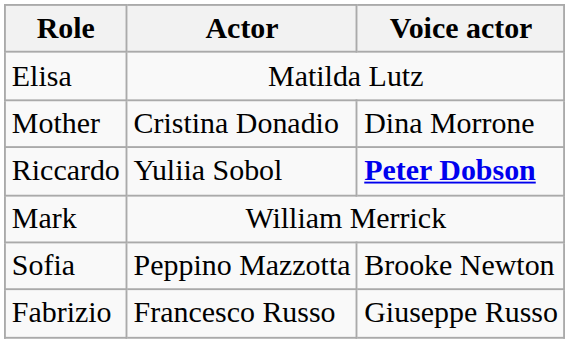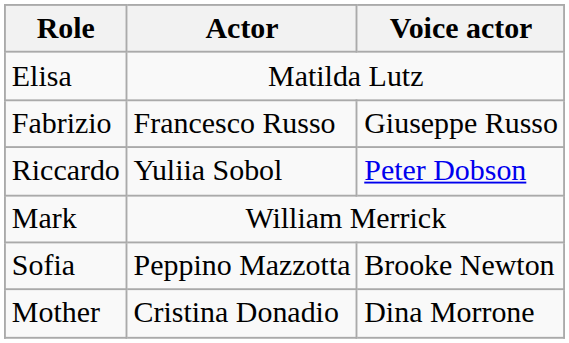rows swapped: (62, 312) <-> (56, 123)
(450, 170) bold -> (445, 170) normal
